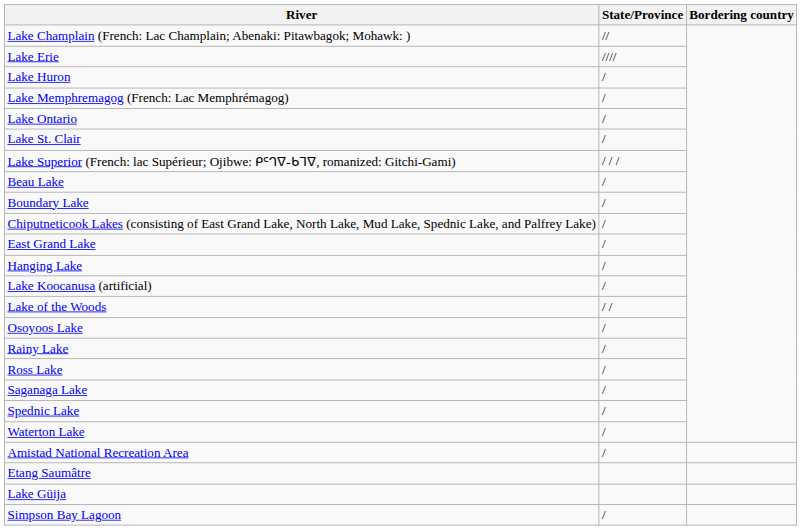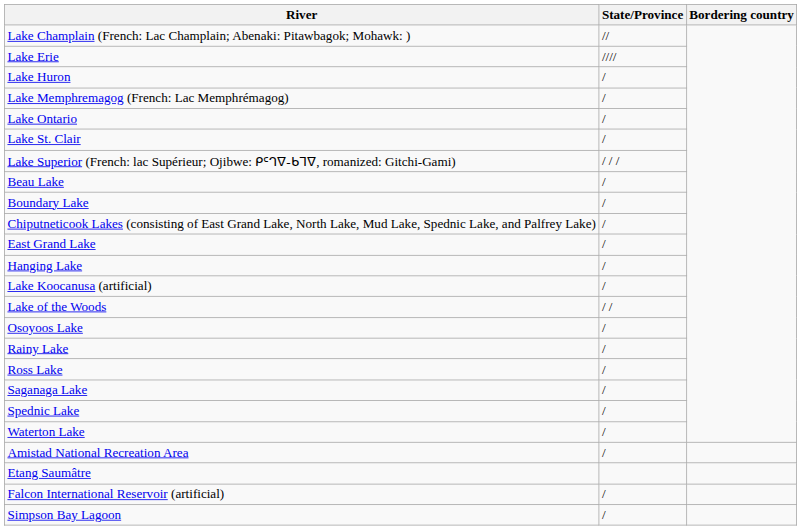+ row: (116, 494)
- row: (37, 494)
